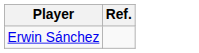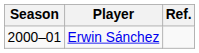+ column: (34, 15)
